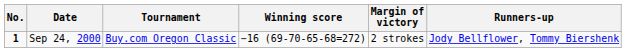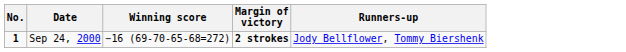- column: (171, 18)
(397, 40) normal -> (262, 40) bold
